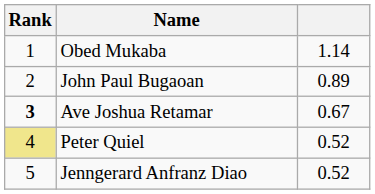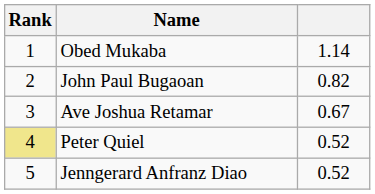(334, 81) 0.89 -> (334, 81) 0.82
(30, 111) bold -> (30, 111) normal
